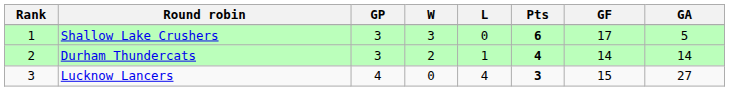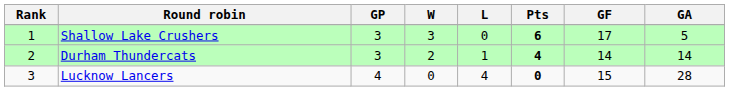(538, 76) 3 -> (538, 76) 0
(684, 76) 27 -> (684, 76) 28
